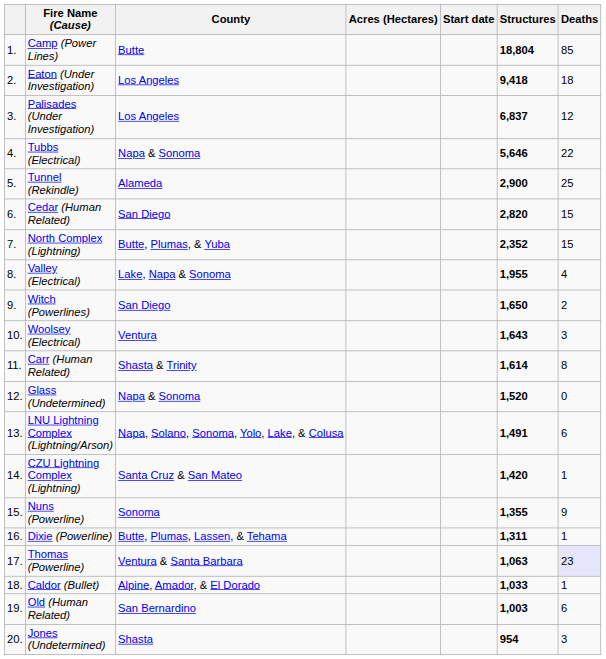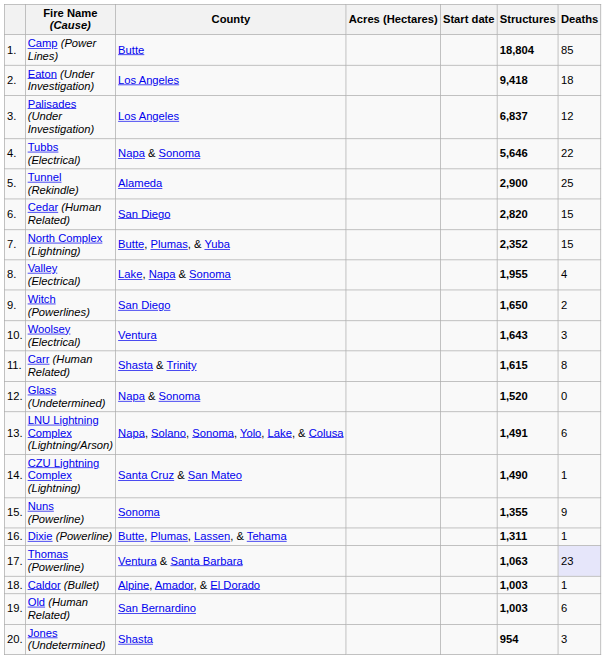(514, 366) 1,614 -> (514, 366) 1,615
(514, 476) 1,420 -> (514, 476) 1,490
(514, 585) 1,033 -> (514, 585) 1,003
